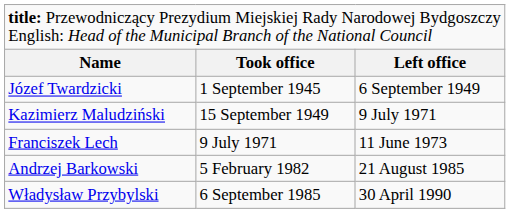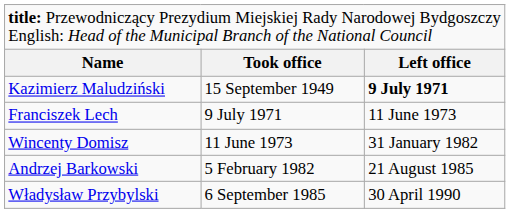- row: (65, 89)
(398, 115) normal -> (408, 89) bold
+ row: (68, 141)
